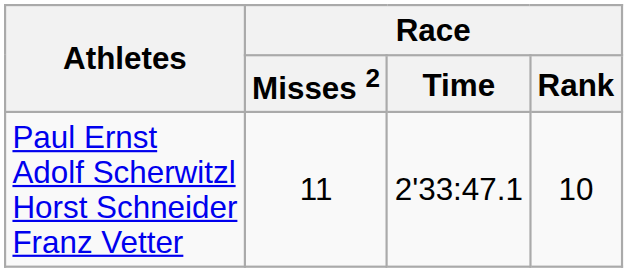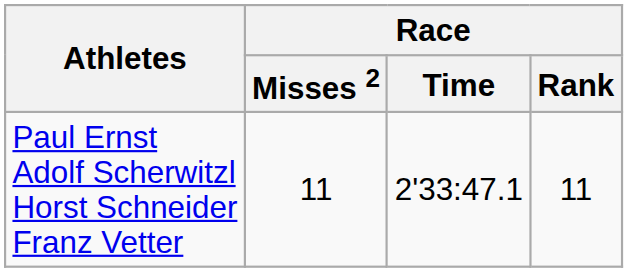(576, 190) 10 -> (576, 190) 11
